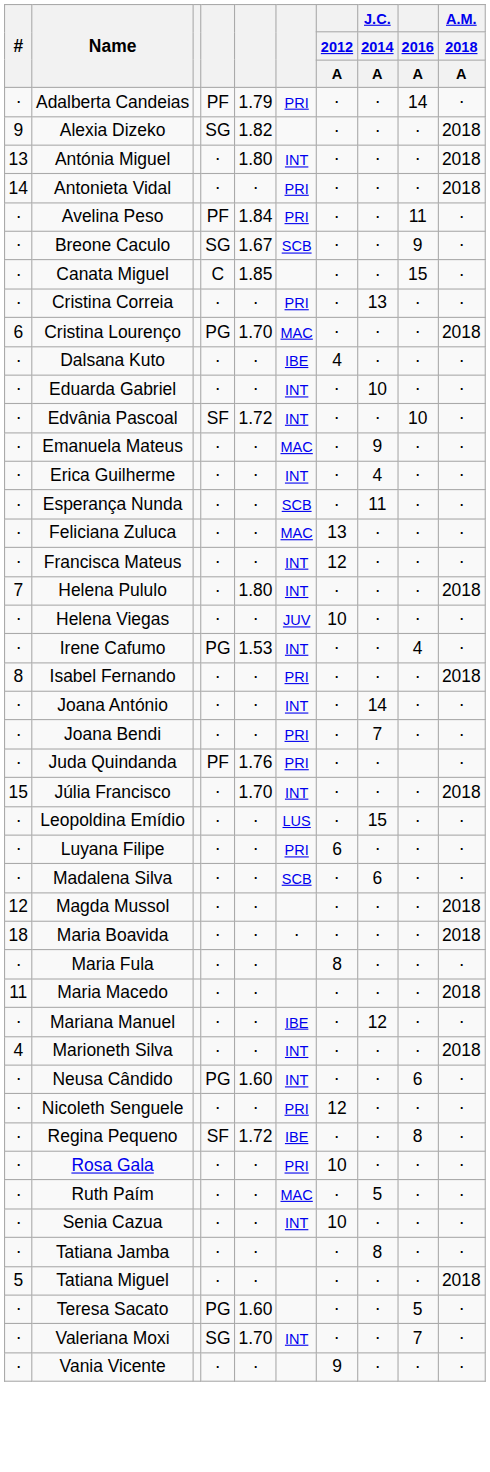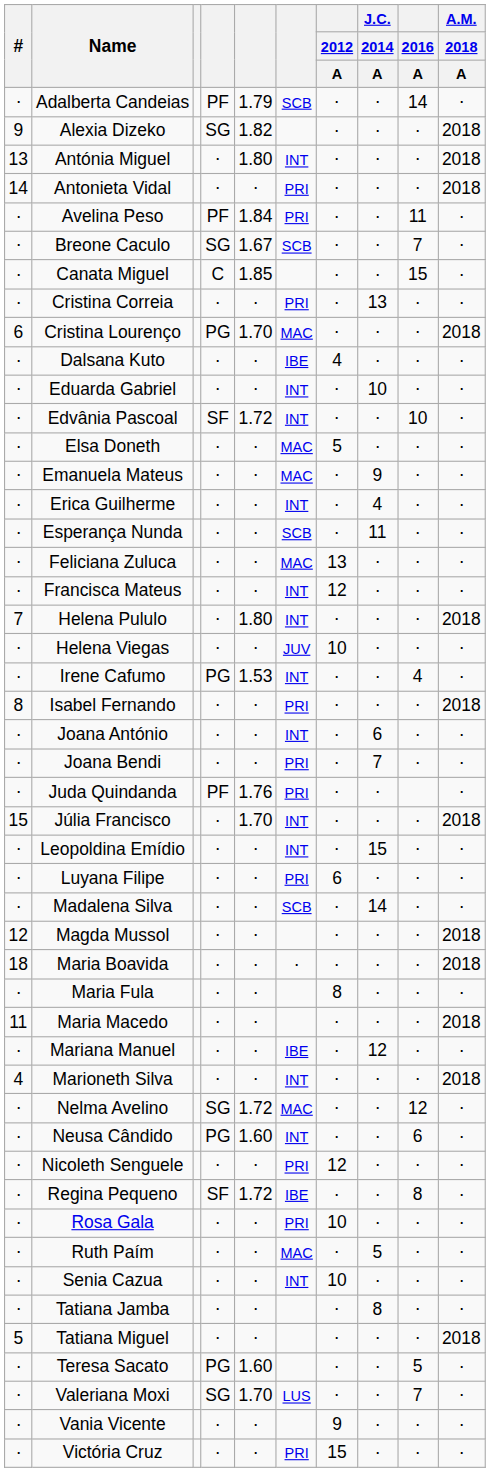(297, 102) PRI -> (297, 102) SCB
(418, 245) 9 -> (418, 245) 7
+ row: (113, 446)
(377, 705) 14 -> (377, 734) 6
(297, 821) LUS -> (297, 850) INT
(377, 878) 6 -> (377, 906) 14
+ row: (113, 1108)
(297, 1339) INT -> (297, 1396) LUS
+ row: (113, 1453)
